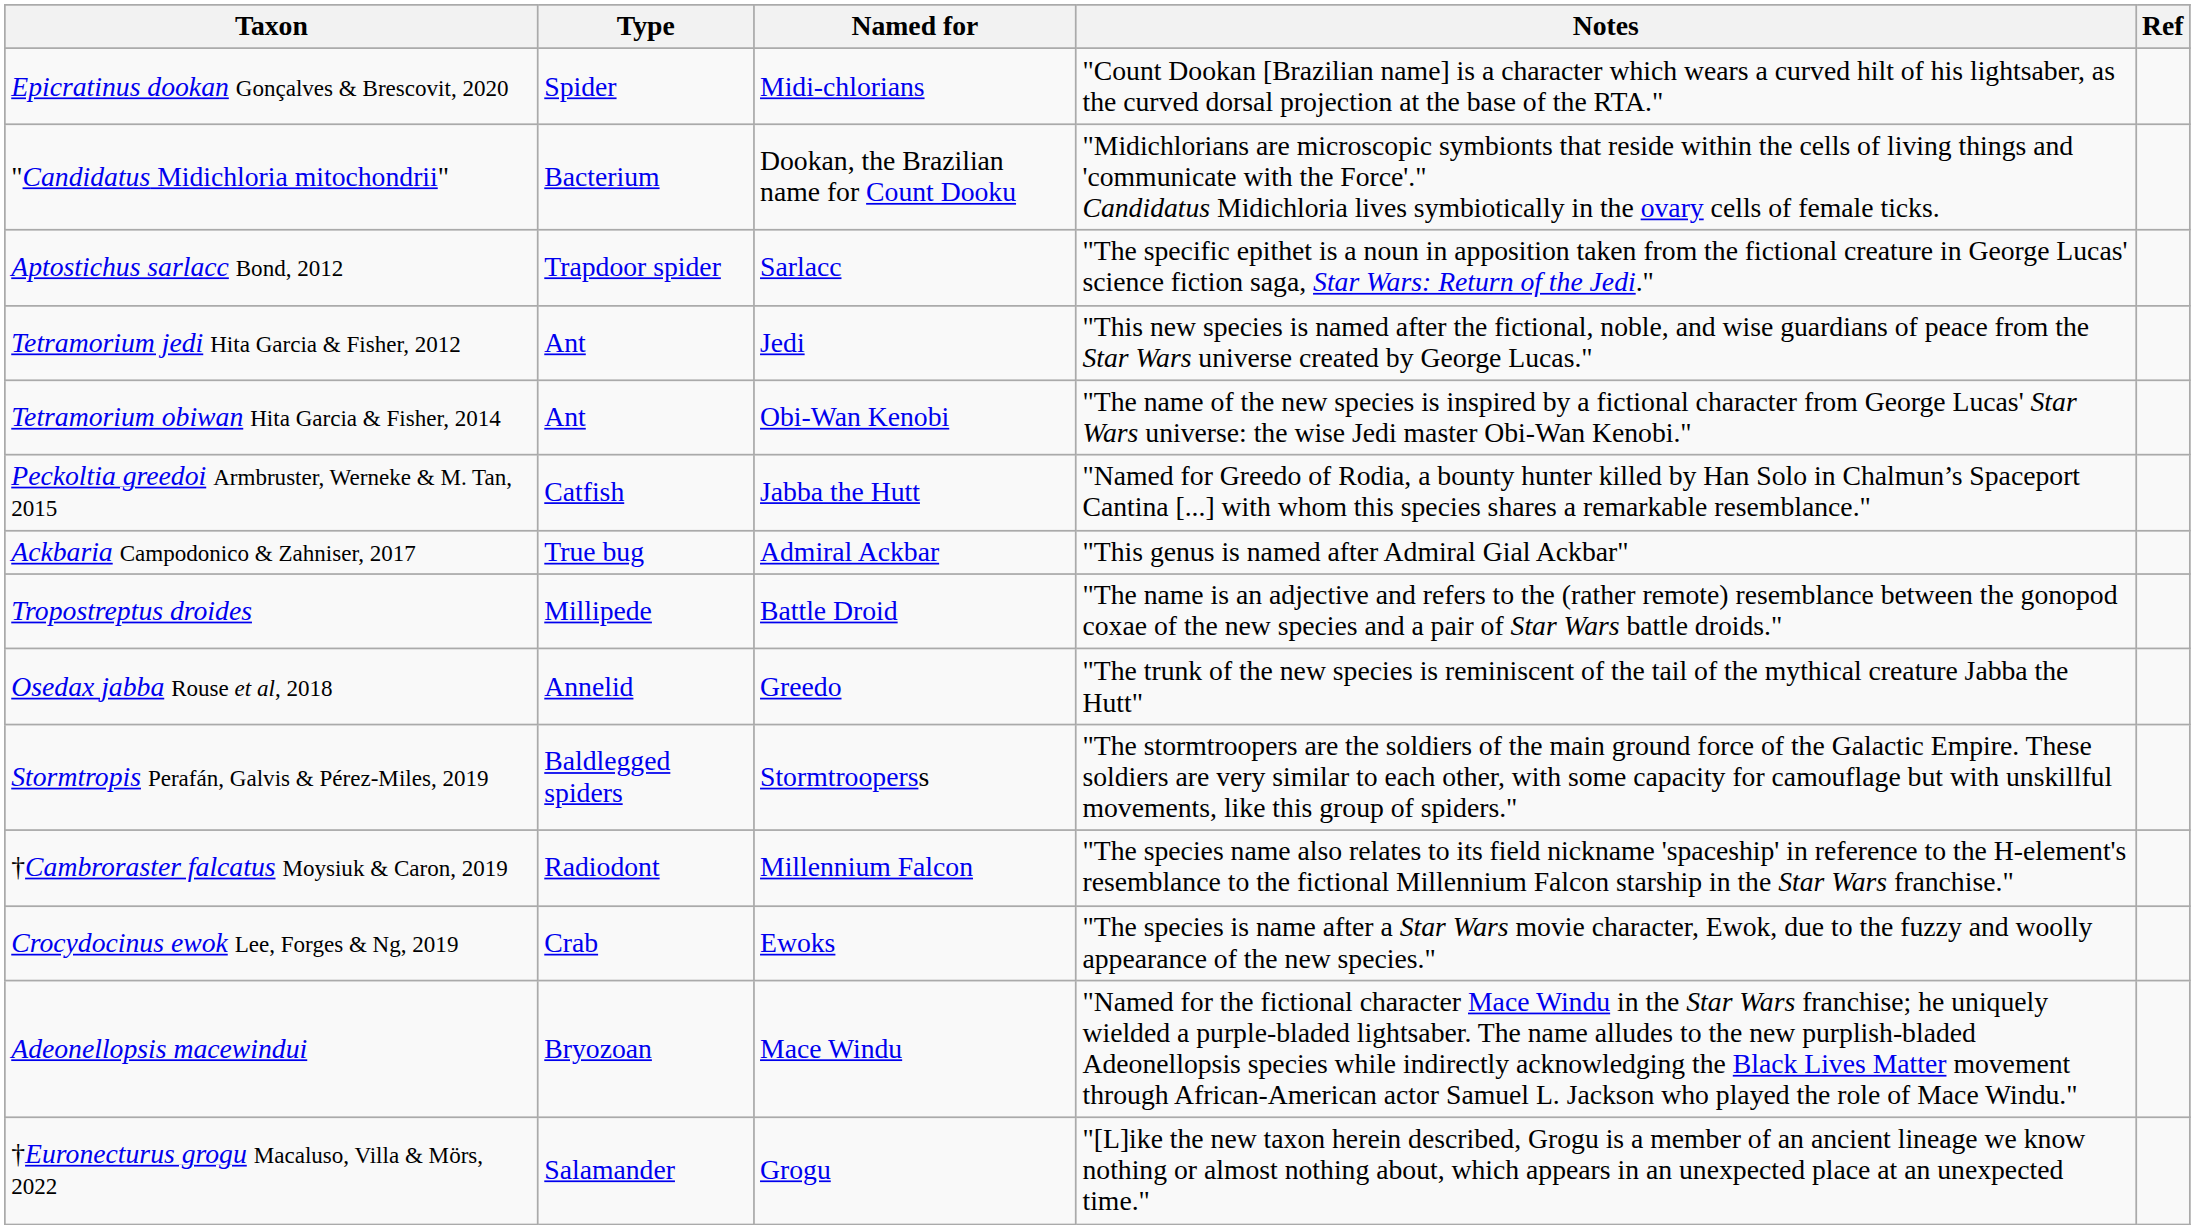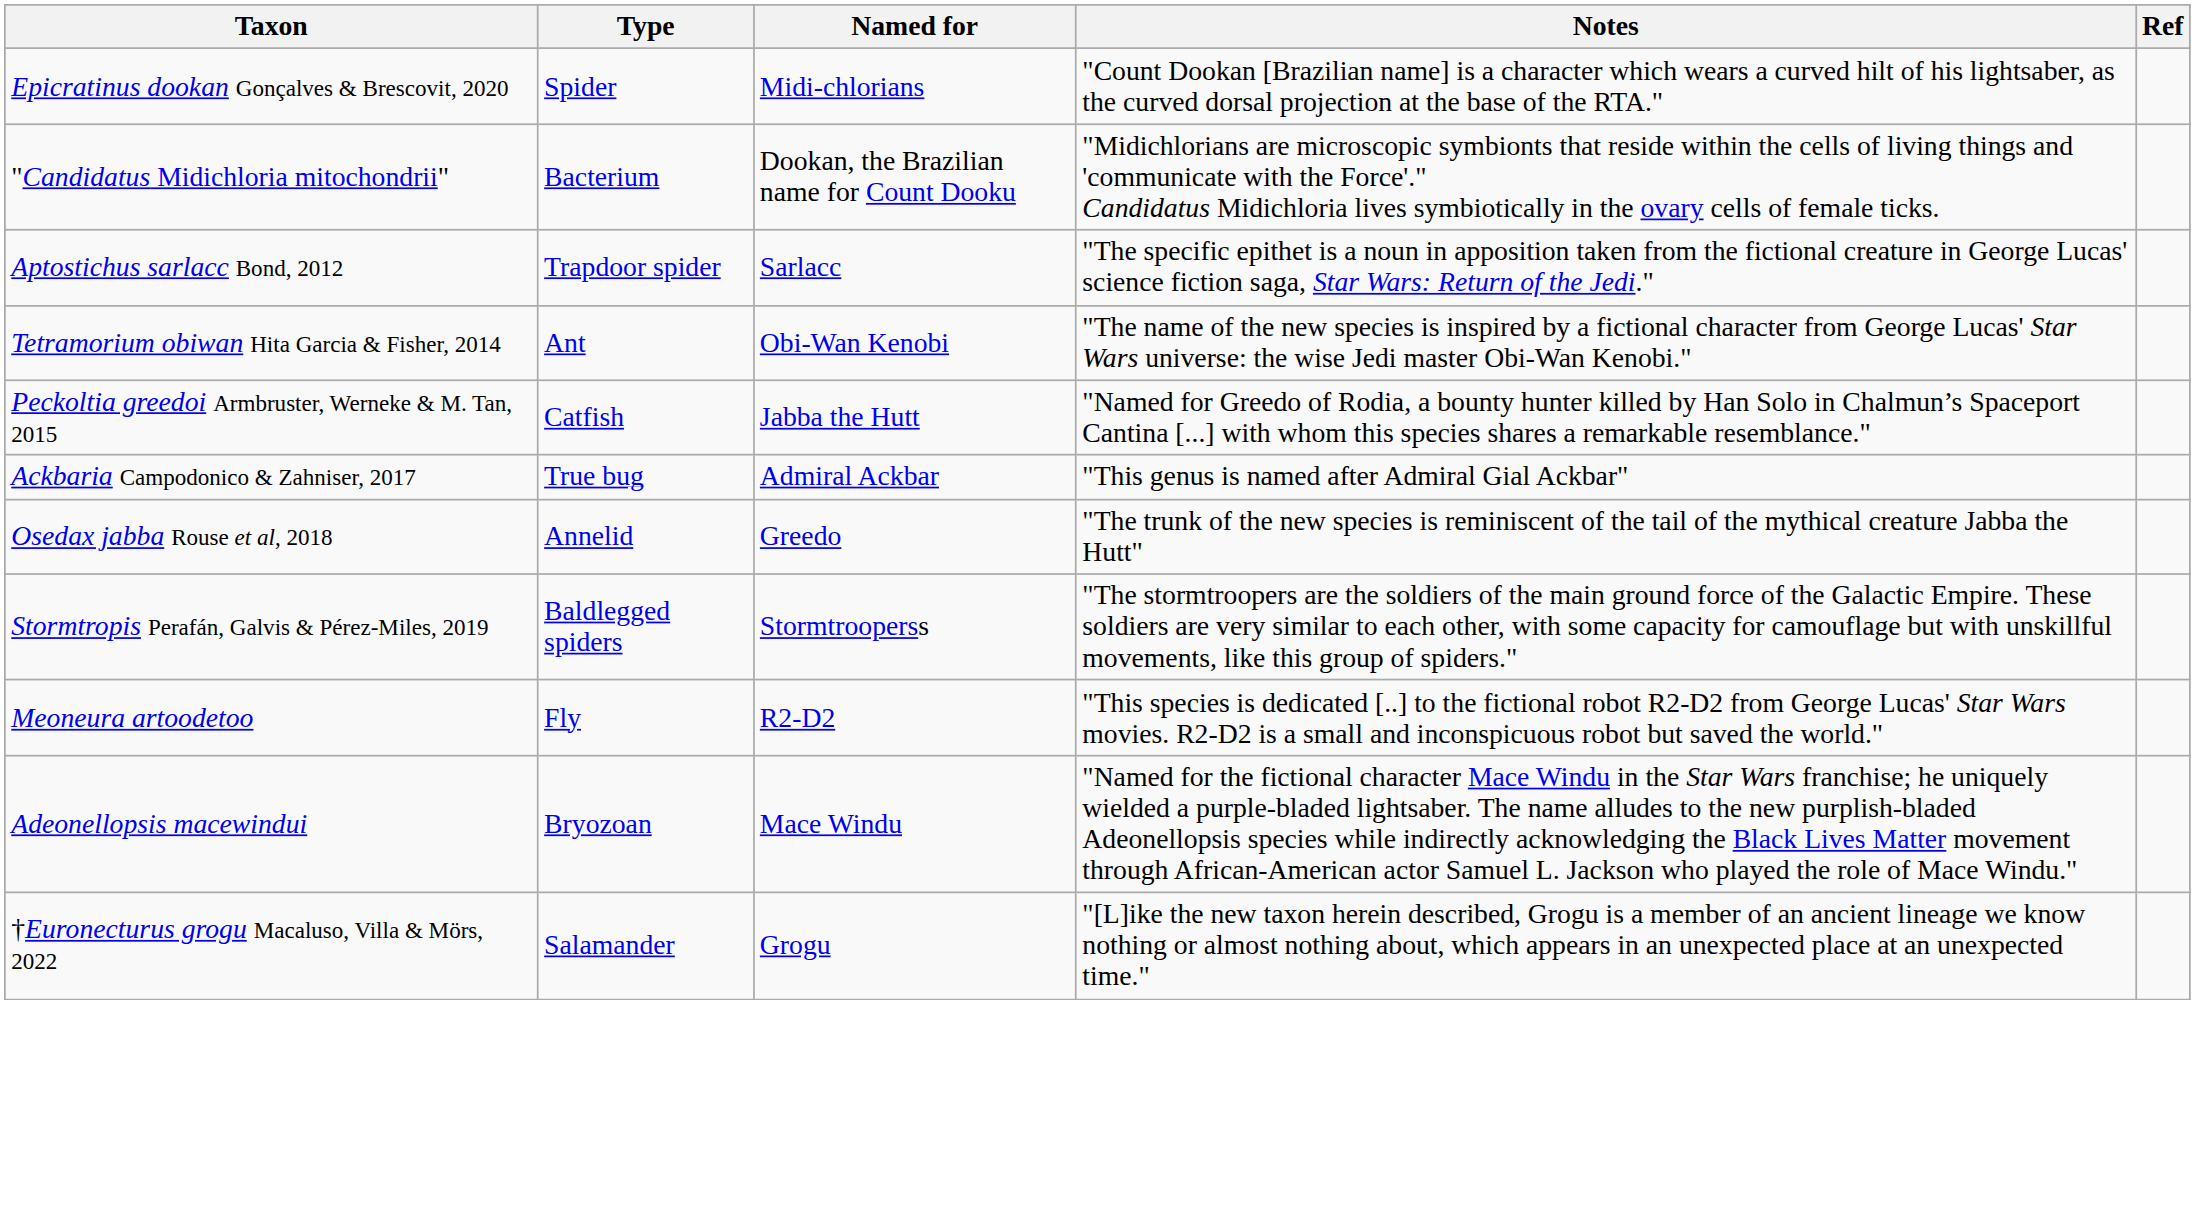- row: (236, 342)
- row: (132, 611)
- row: (260, 867)
- row: (235, 942)
+ row: (132, 717)
